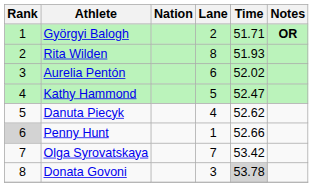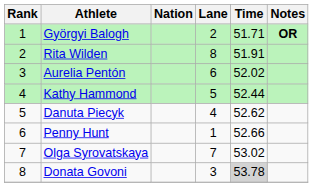(249, 53) 51.93 -> (249, 53) 51.91
(249, 93) 52.47 -> (249, 93) 52.44
(23, 133) lightgrey background -> (23, 133) no background
(249, 152) 53.42 -> (249, 152) 53.02
